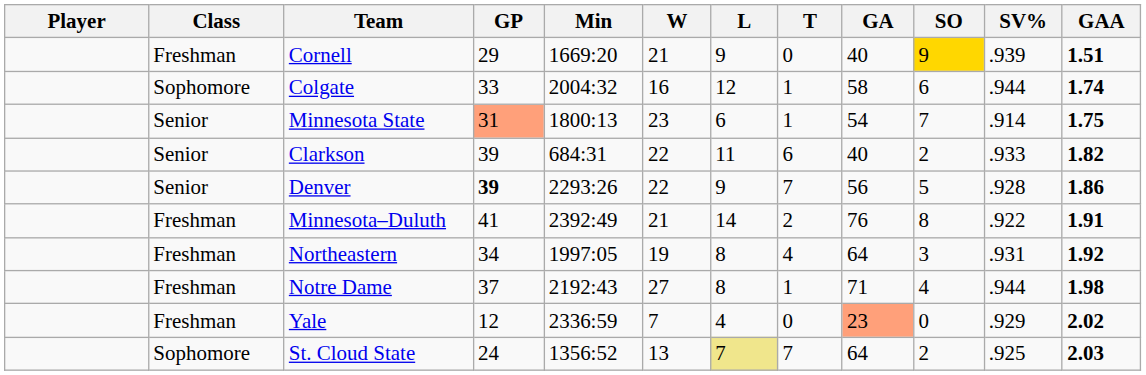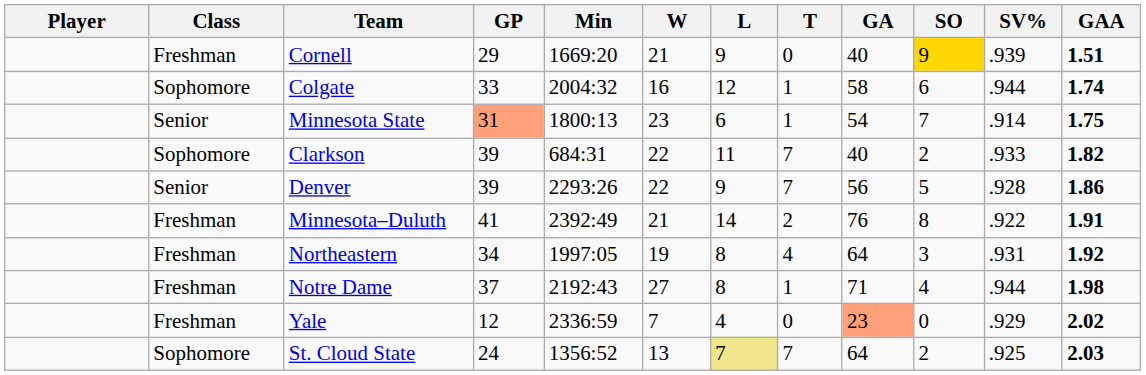(181, 154) Senior -> (202, 154) Sophomore
(788, 154) 6 -> (788, 154) 7
(489, 187) bold -> (489, 187) normal
